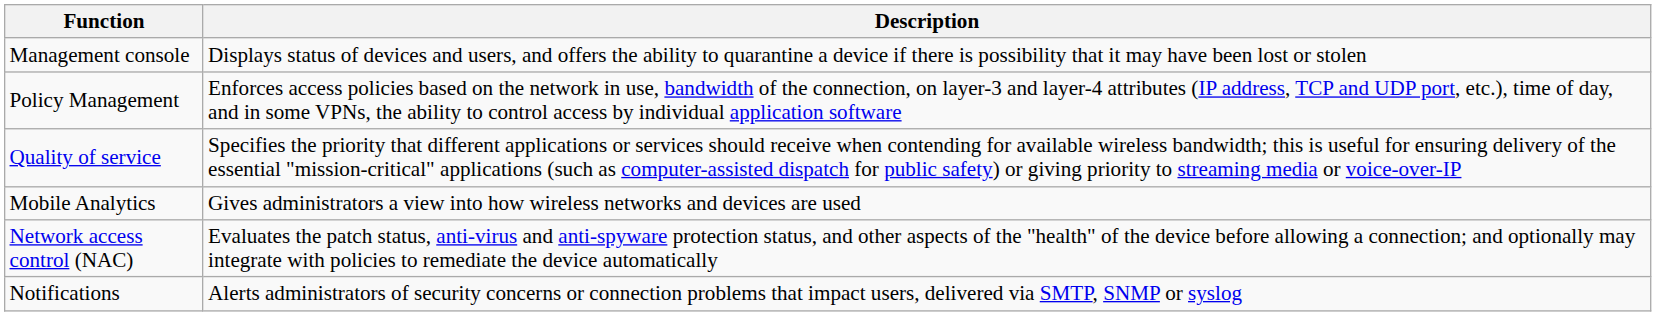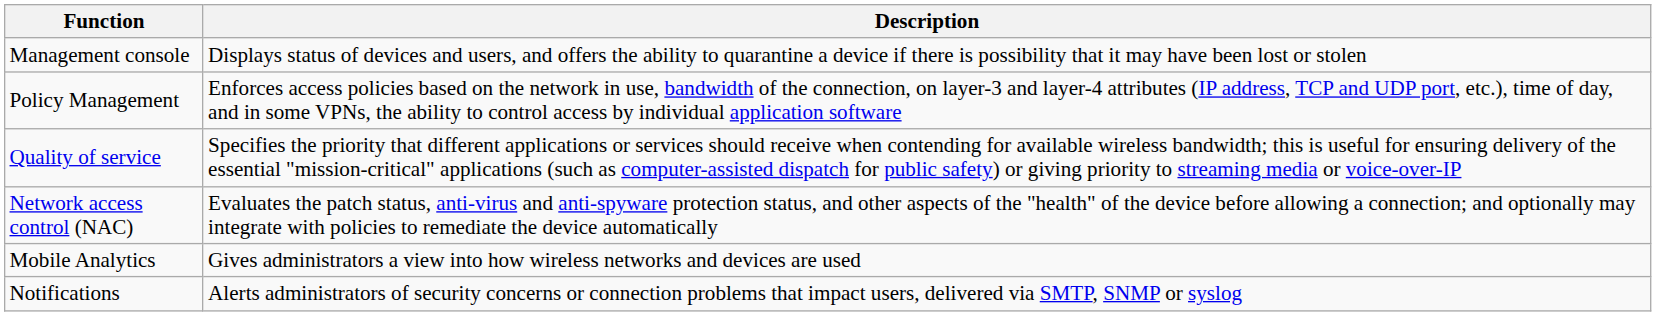rows swapped: (76, 248) <-> (83, 202)
